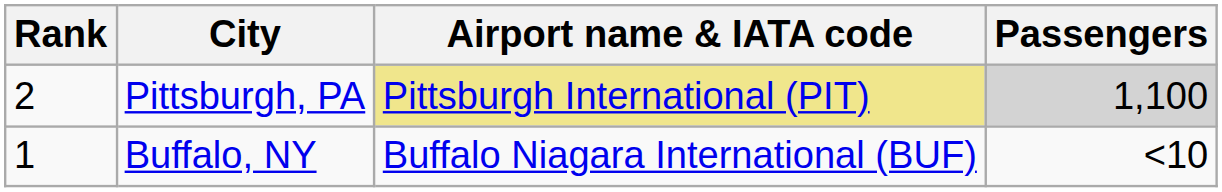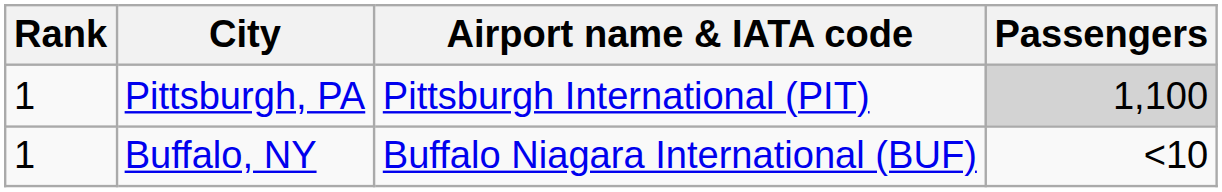(25, 95) 2 -> (25, 95) 1
(626, 95) khaki background -> (626, 95) no background
